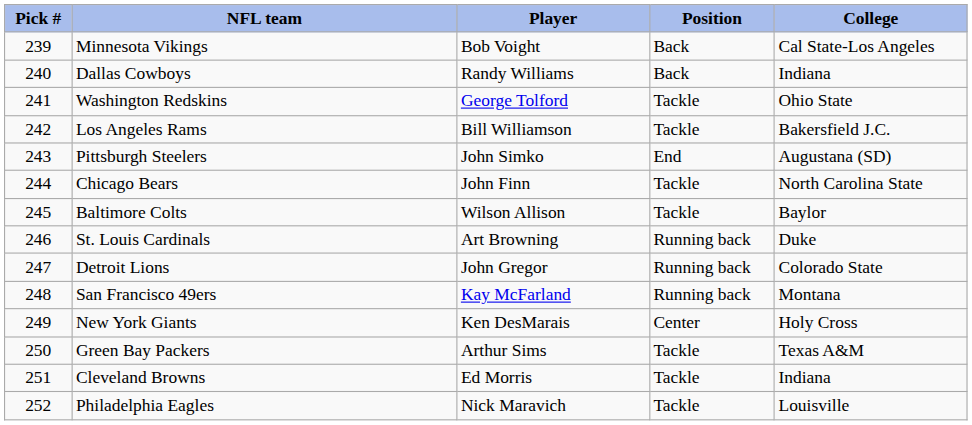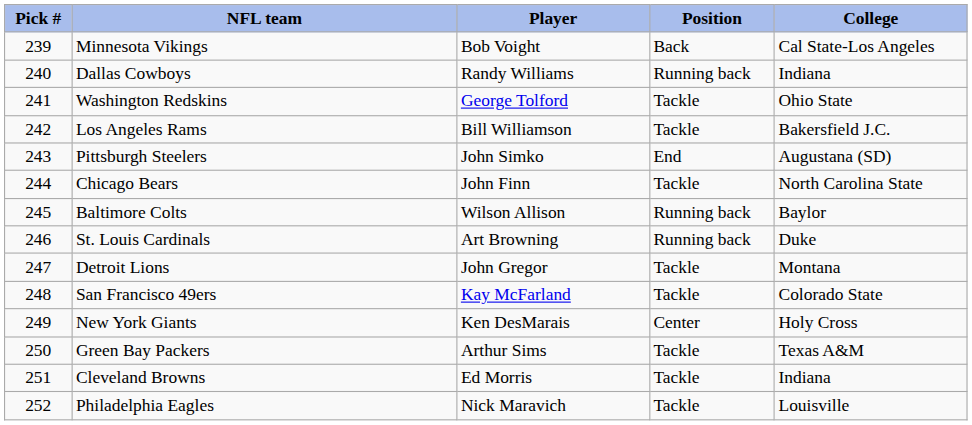(671, 73) Back -> (702, 73) Running back
(676, 211) Tackle -> (702, 211) Running back
(702, 267) Running back -> (676, 267) Tackle
(831, 267) Colorado State -> (809, 267) Montana
(702, 294) Running back -> (676, 294) Tackle
(809, 294) Montana -> (831, 294) Colorado State
